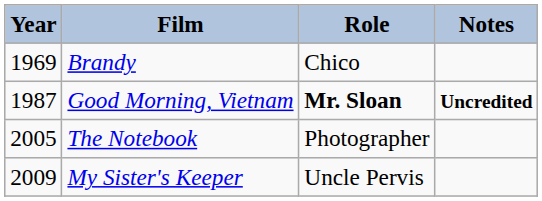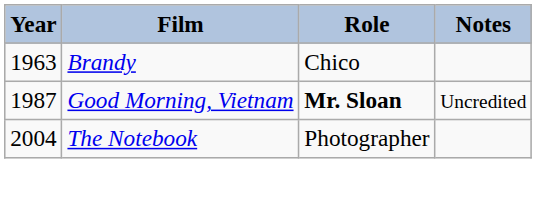(33, 62) 1969 -> (33, 62) 1963
(486, 100) bold -> (483, 102) normal
(33, 138) 2005 -> (33, 138) 2004
- row: (155, 177)
